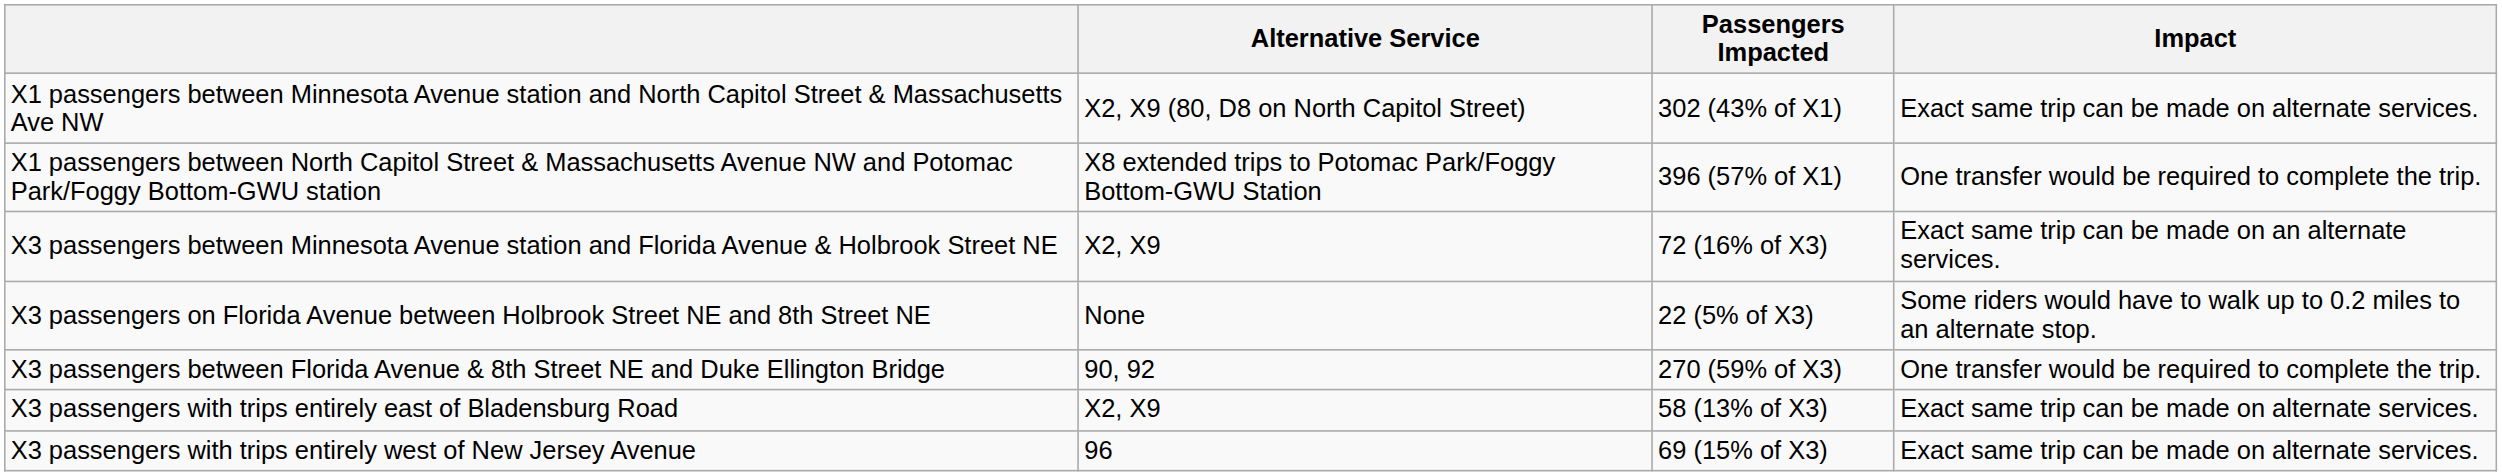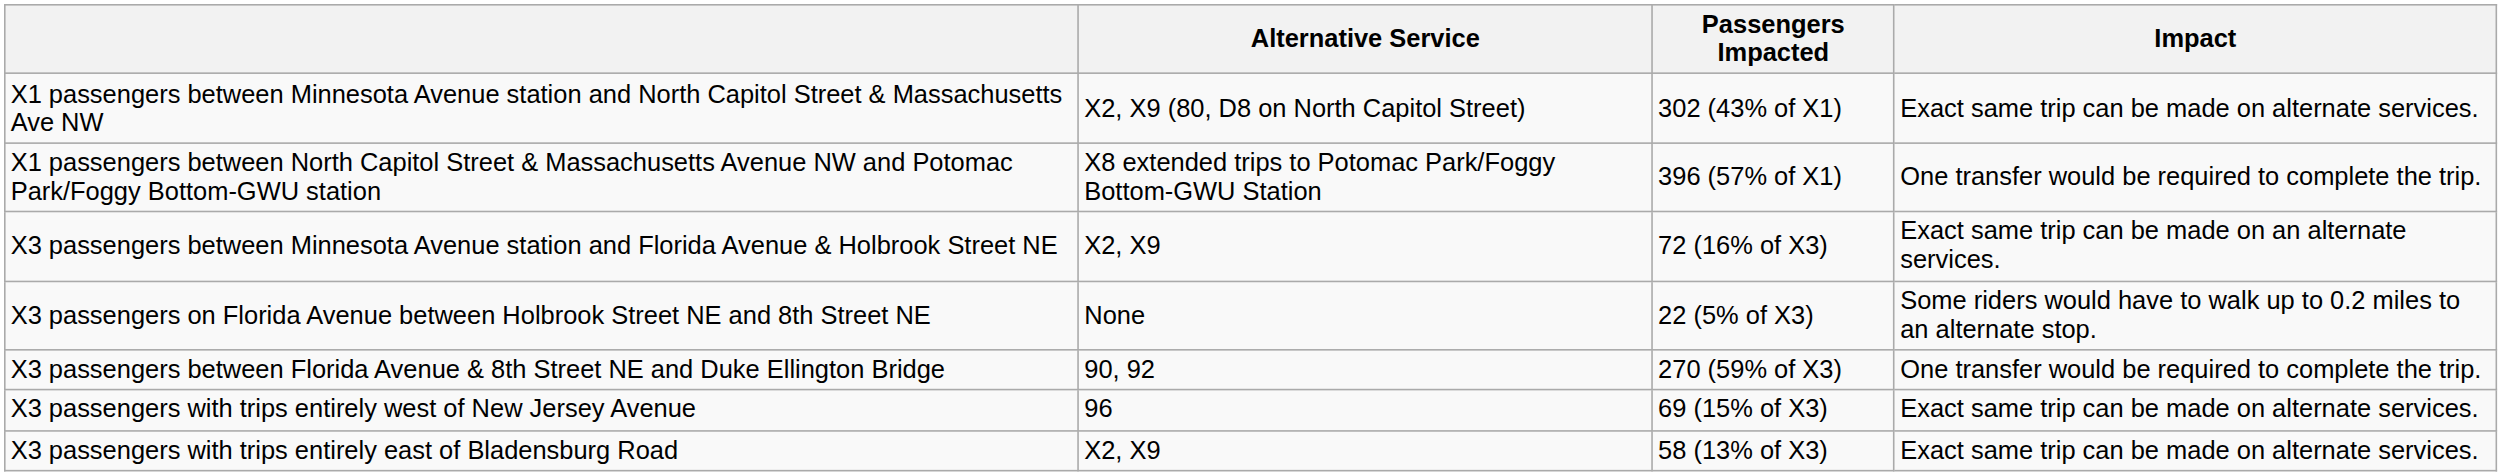rows swapped: (353, 450) <-> (344, 409)
